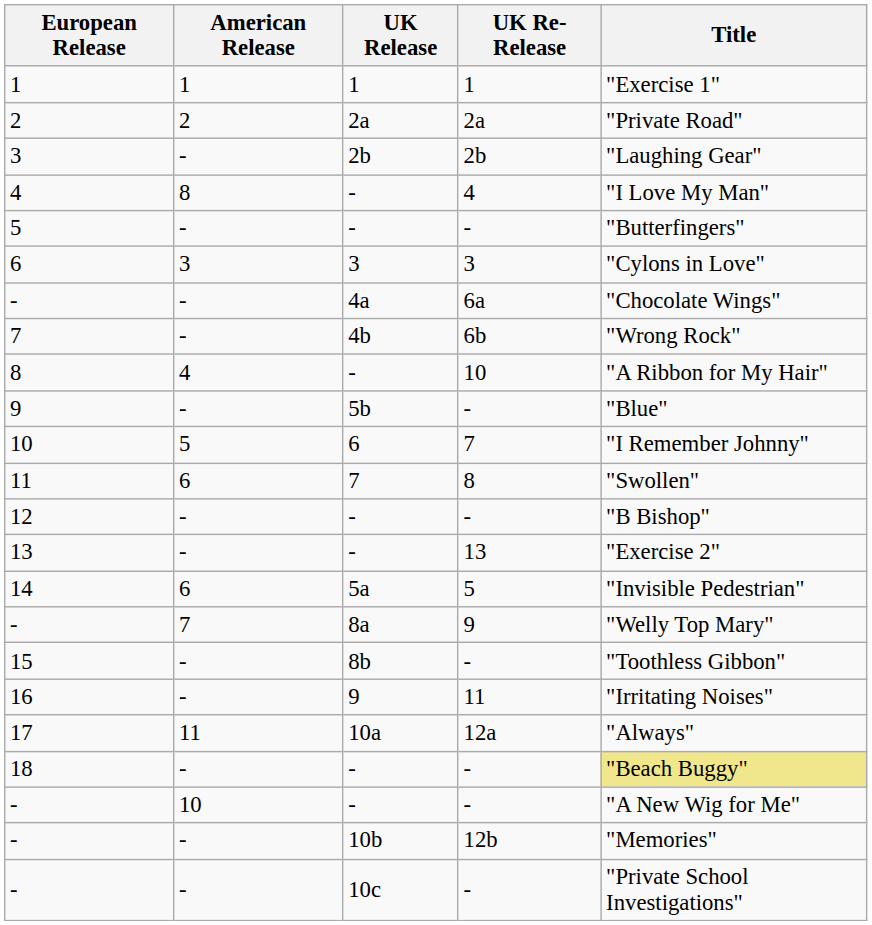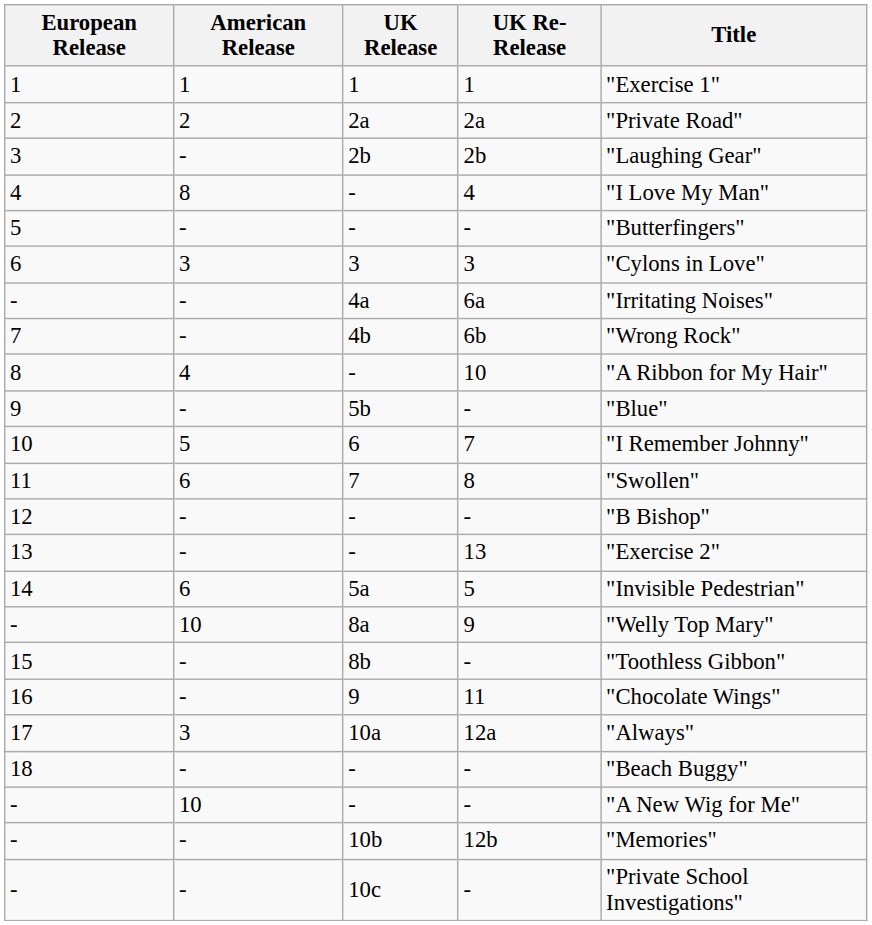(693, 300) "Chocolate Wings" -> (690, 300) "Irritating Noises"
(185, 624) 7 -> (190, 624) 10
(690, 696) "Irritating Noises" -> (693, 696) "Chocolate Wings"
(190, 732) 11 -> (185, 732) 3
(677, 768) khaki background -> (677, 768) no background
